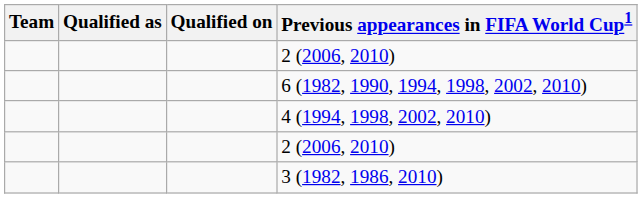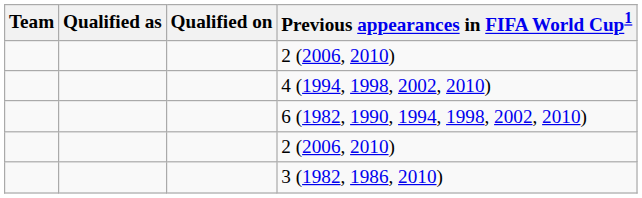rows swapped: (32, 116) <-> (32, 86)
